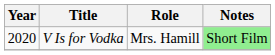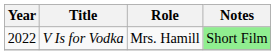(22, 38) 2020 -> (22, 38) 2022
